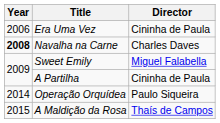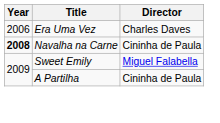(171, 29) Cininha de Paula -> (156, 29) Charles Daves
(165, 45) Charles Daves -> (162, 45) Cininha de Paula
- row: (80, 95)
- row: (81, 111)
